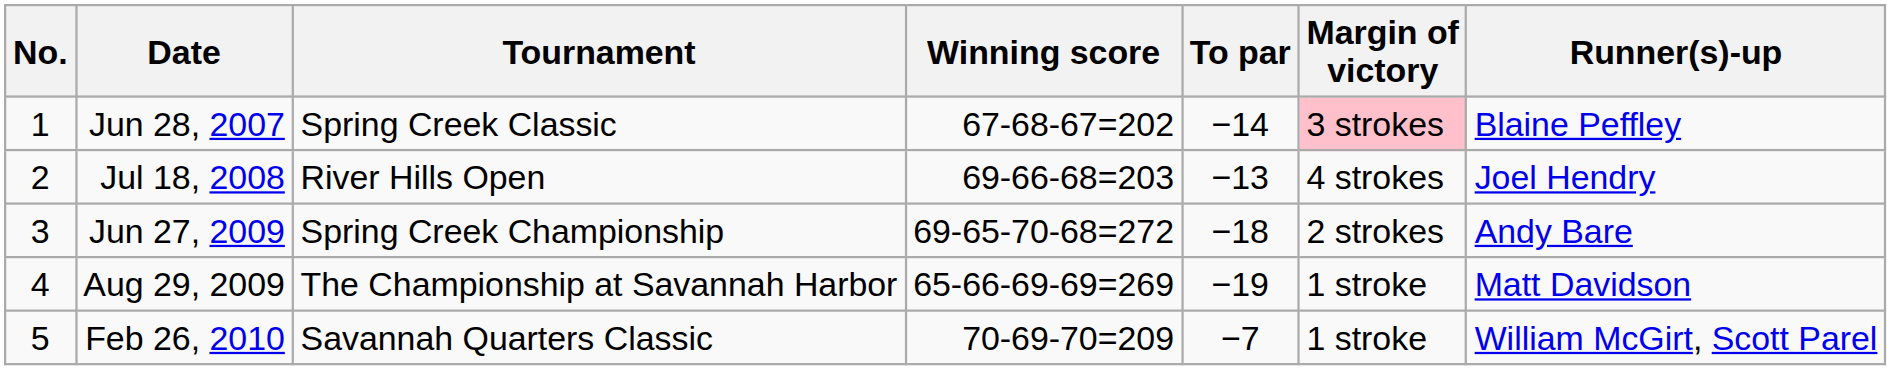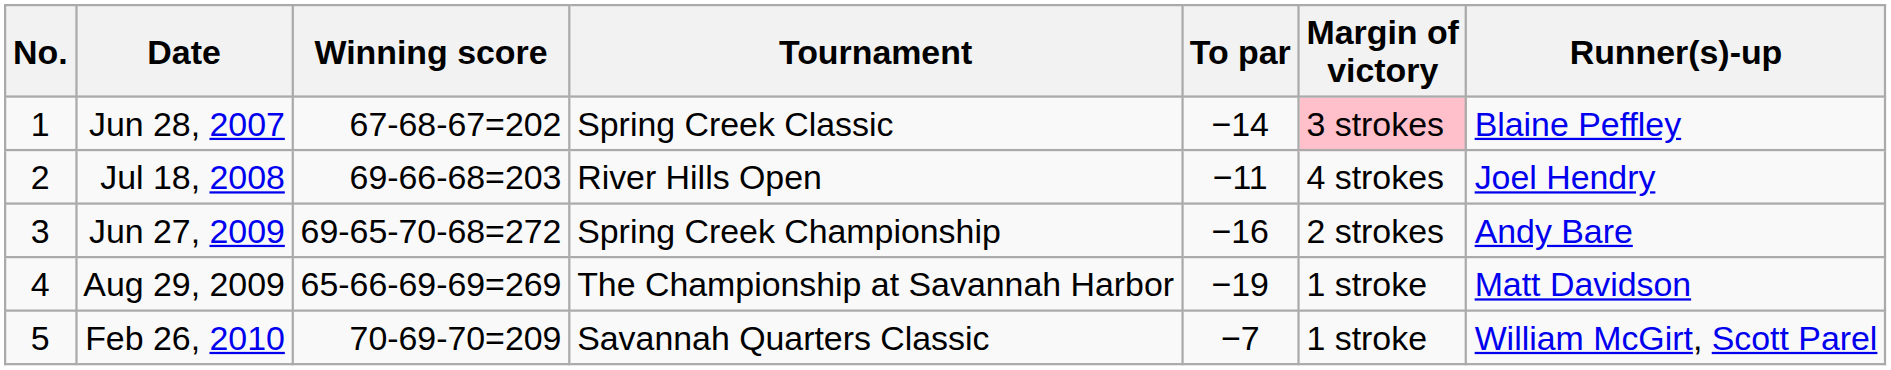columns swapped: (599, 51) <-> (1044, 51)
(1240, 177) −13 -> (1240, 177) −11
(1240, 231) −18 -> (1240, 231) −16
